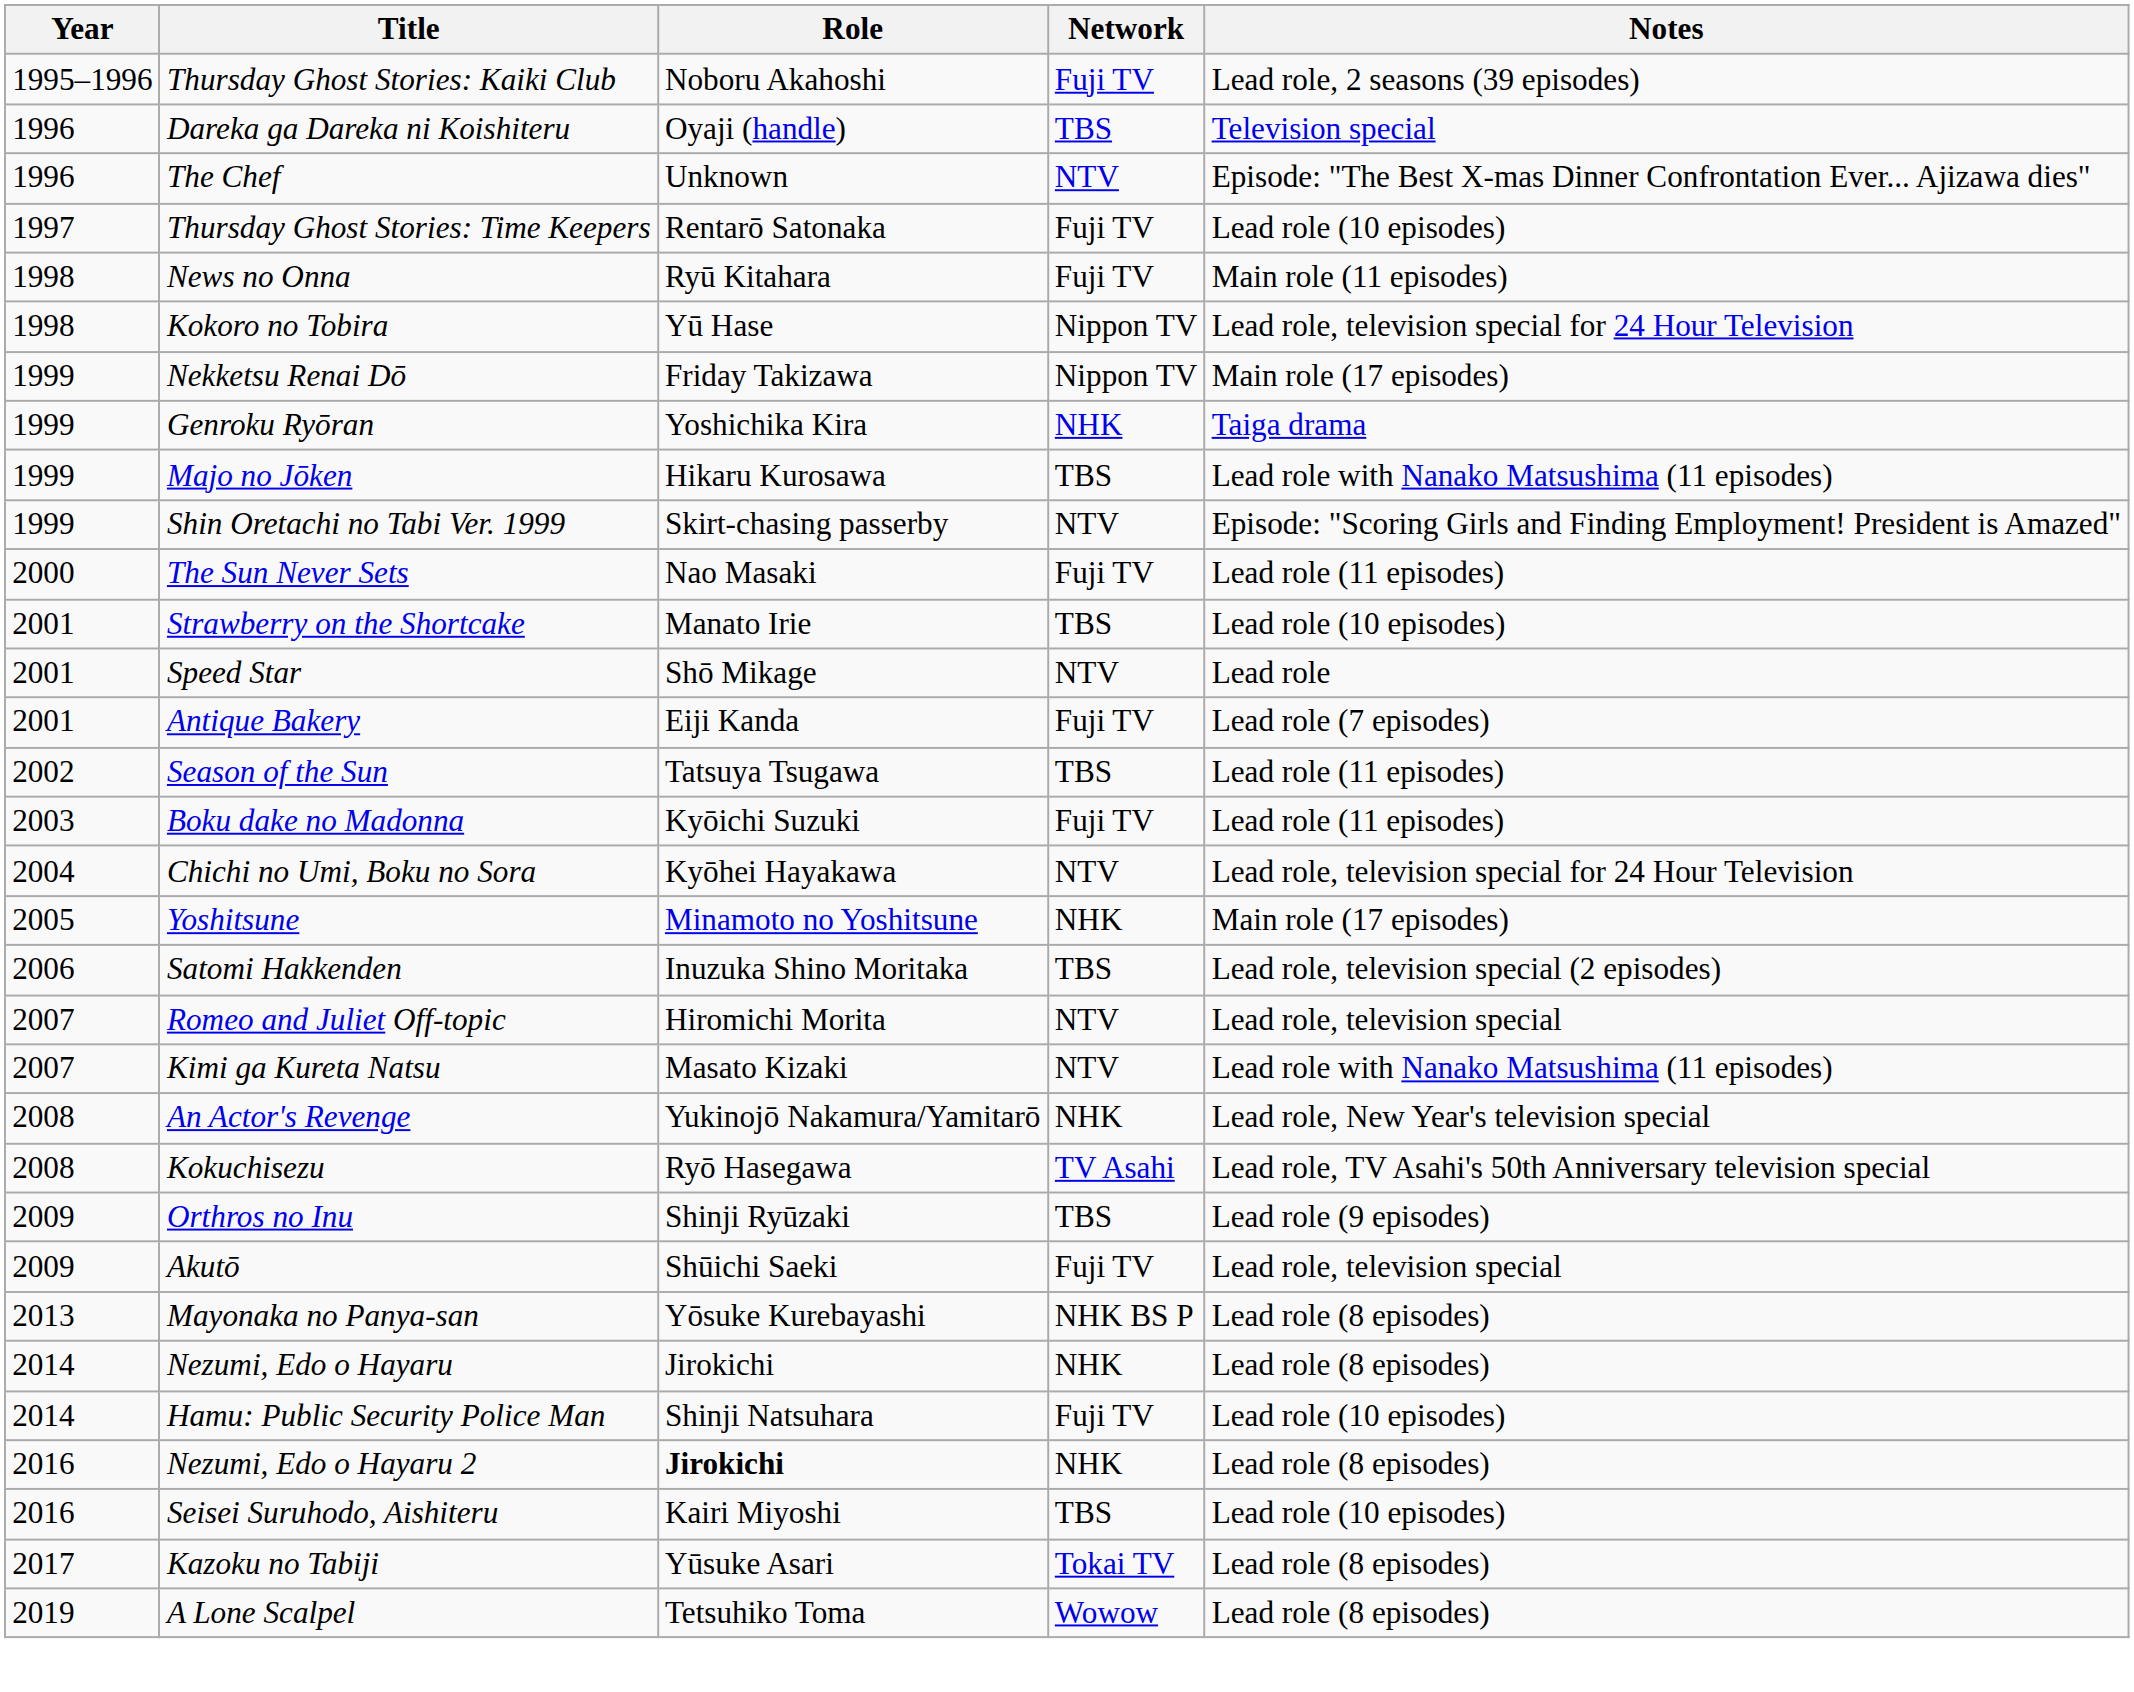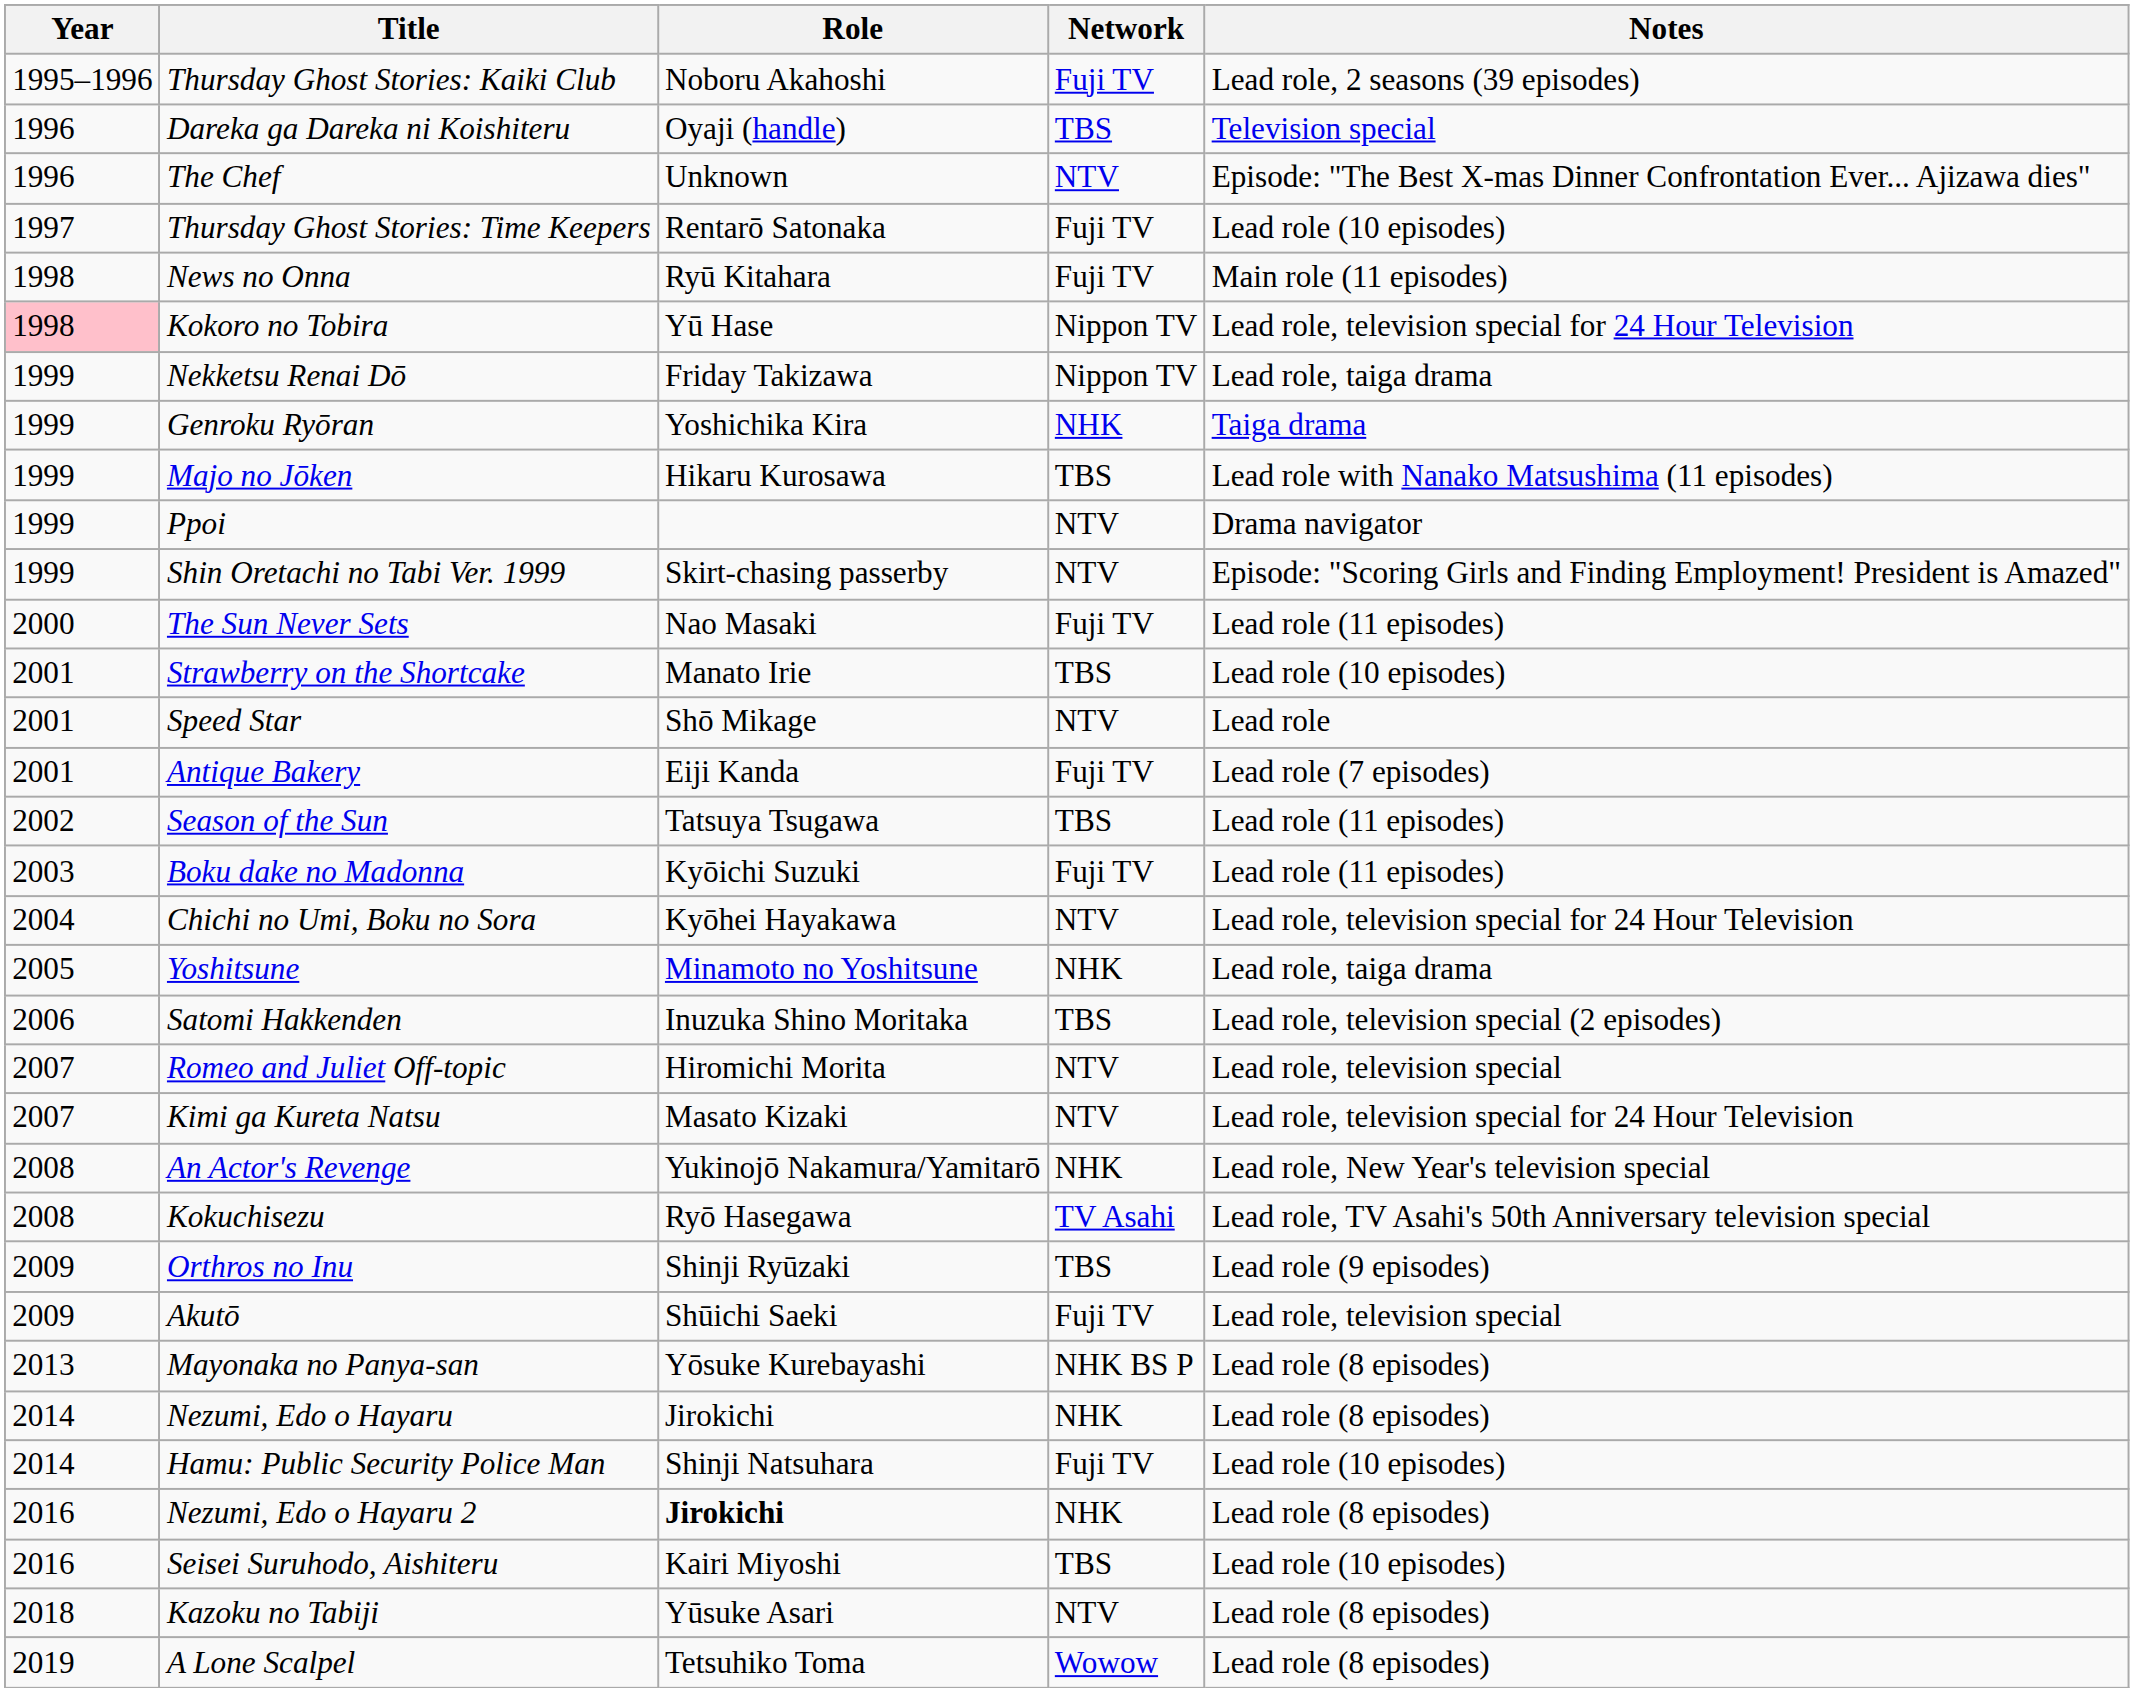(43, 326) no background -> (43, 326) pink background
(1360, 375) Main role (17 episodes) -> (1352, 375) Lead role, taiga drama
+ row: (196, 524)
(1360, 919) Main role (17 episodes) -> (1352, 969) Lead role, taiga drama
(1522, 1068) Lead role with Nanako Matsushima (11 episodes) -> (1533, 1117) Lead role, television special for 24 Hour Television
(43, 1563) 2017 -> (43, 1612) 2018
(1115, 1563) Tokai TV -> (1087, 1612) NTV
